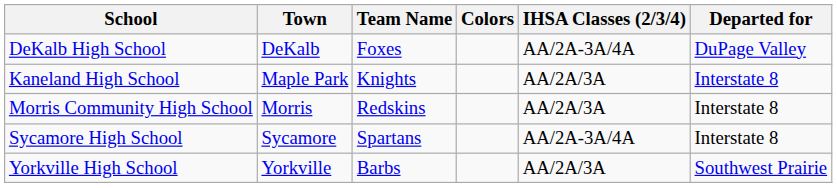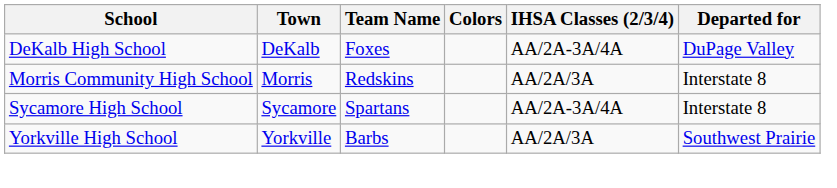- row: (94, 78)
